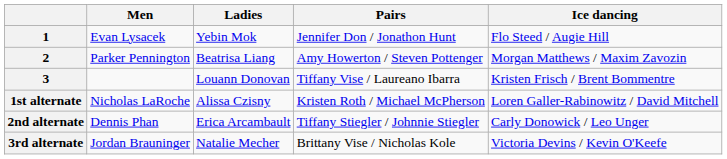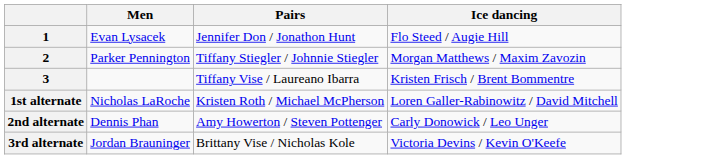- column: (243, 15)
(390, 57) Amy Howerton / Steven Pottenger -> (287, 57) Tiffany Stiegler / Johnnie Stiegler
(388, 121) Tiffany Stiegler / Johnnie Stiegler -> (289, 121) Amy Howerton / Steven Pottenger
